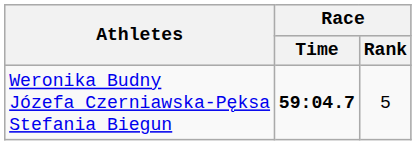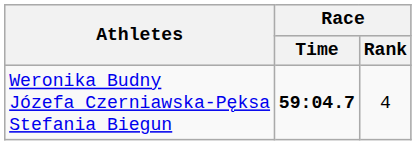(385, 102) 5 -> (385, 102) 4
